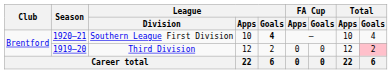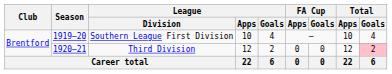(70, 37) 1920–21 -> (70, 37) 1919–20
(272, 37) bold -> (272, 37) normal
(70, 50) 1919–20 -> (70, 50) 1920–21
